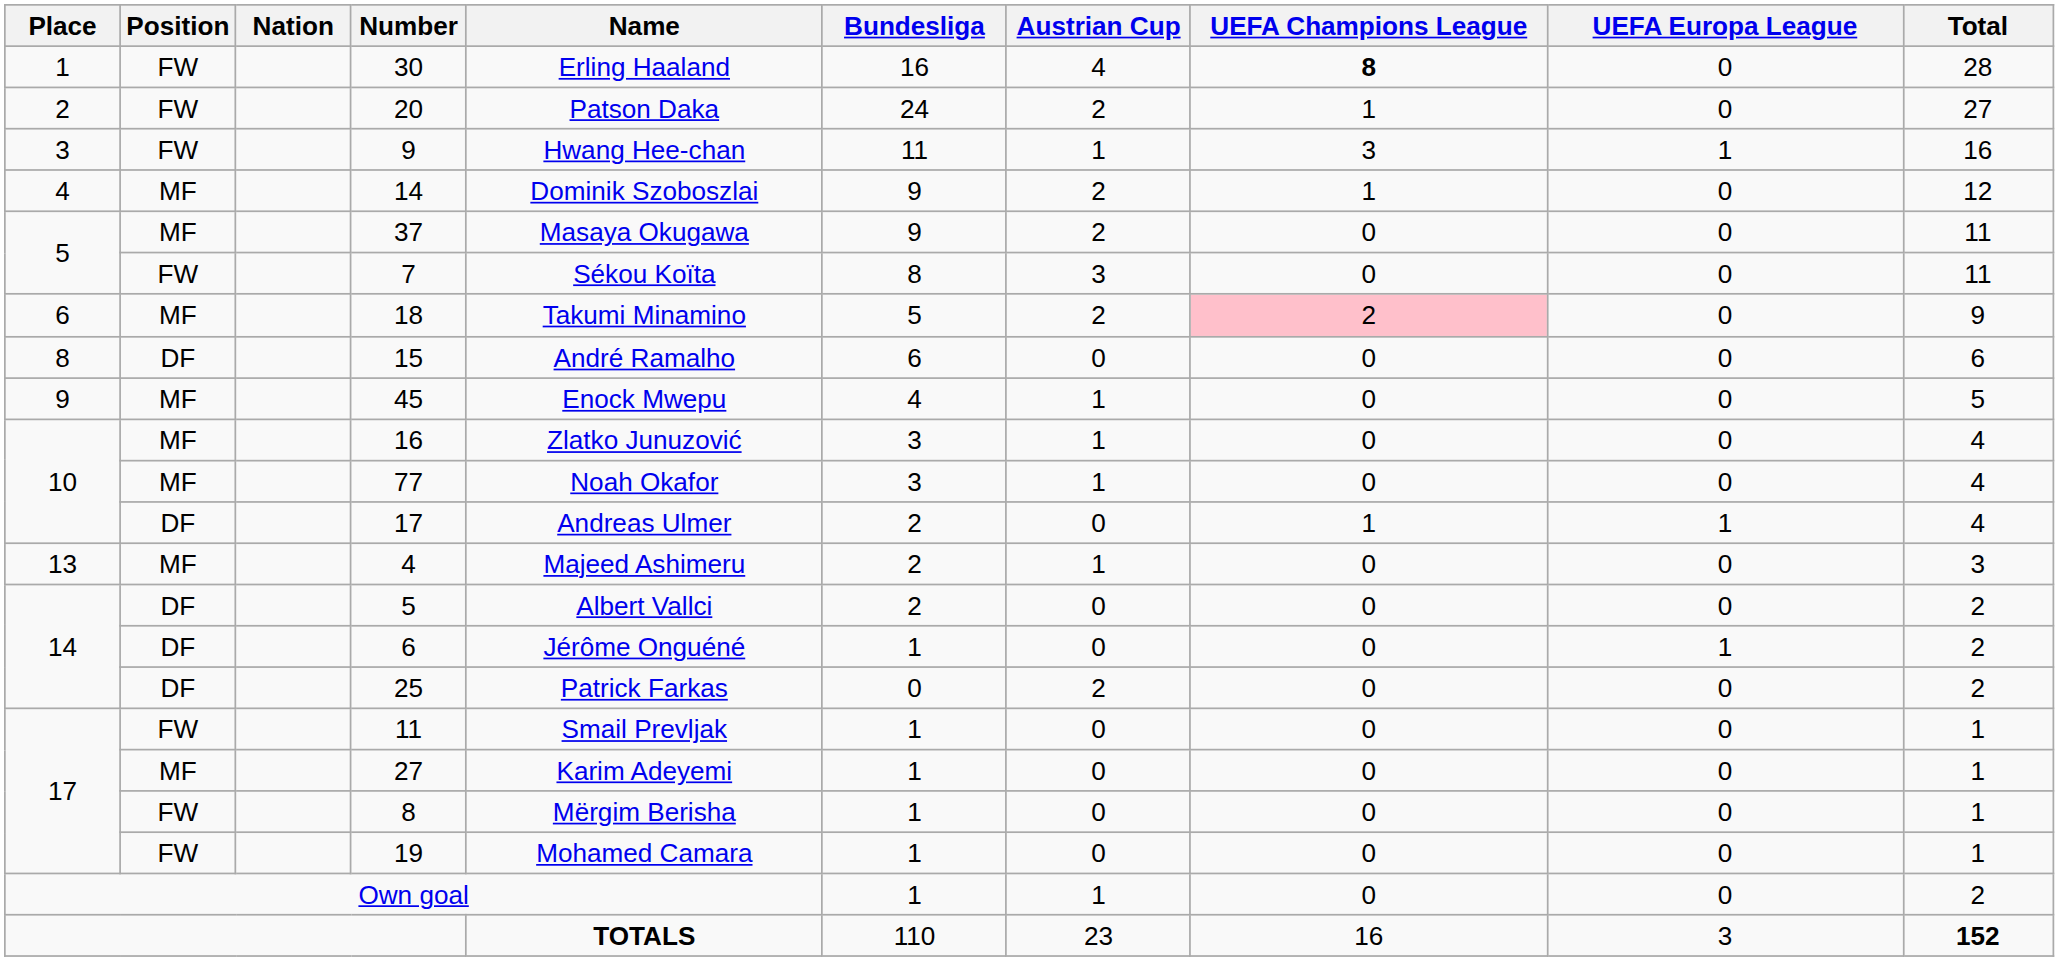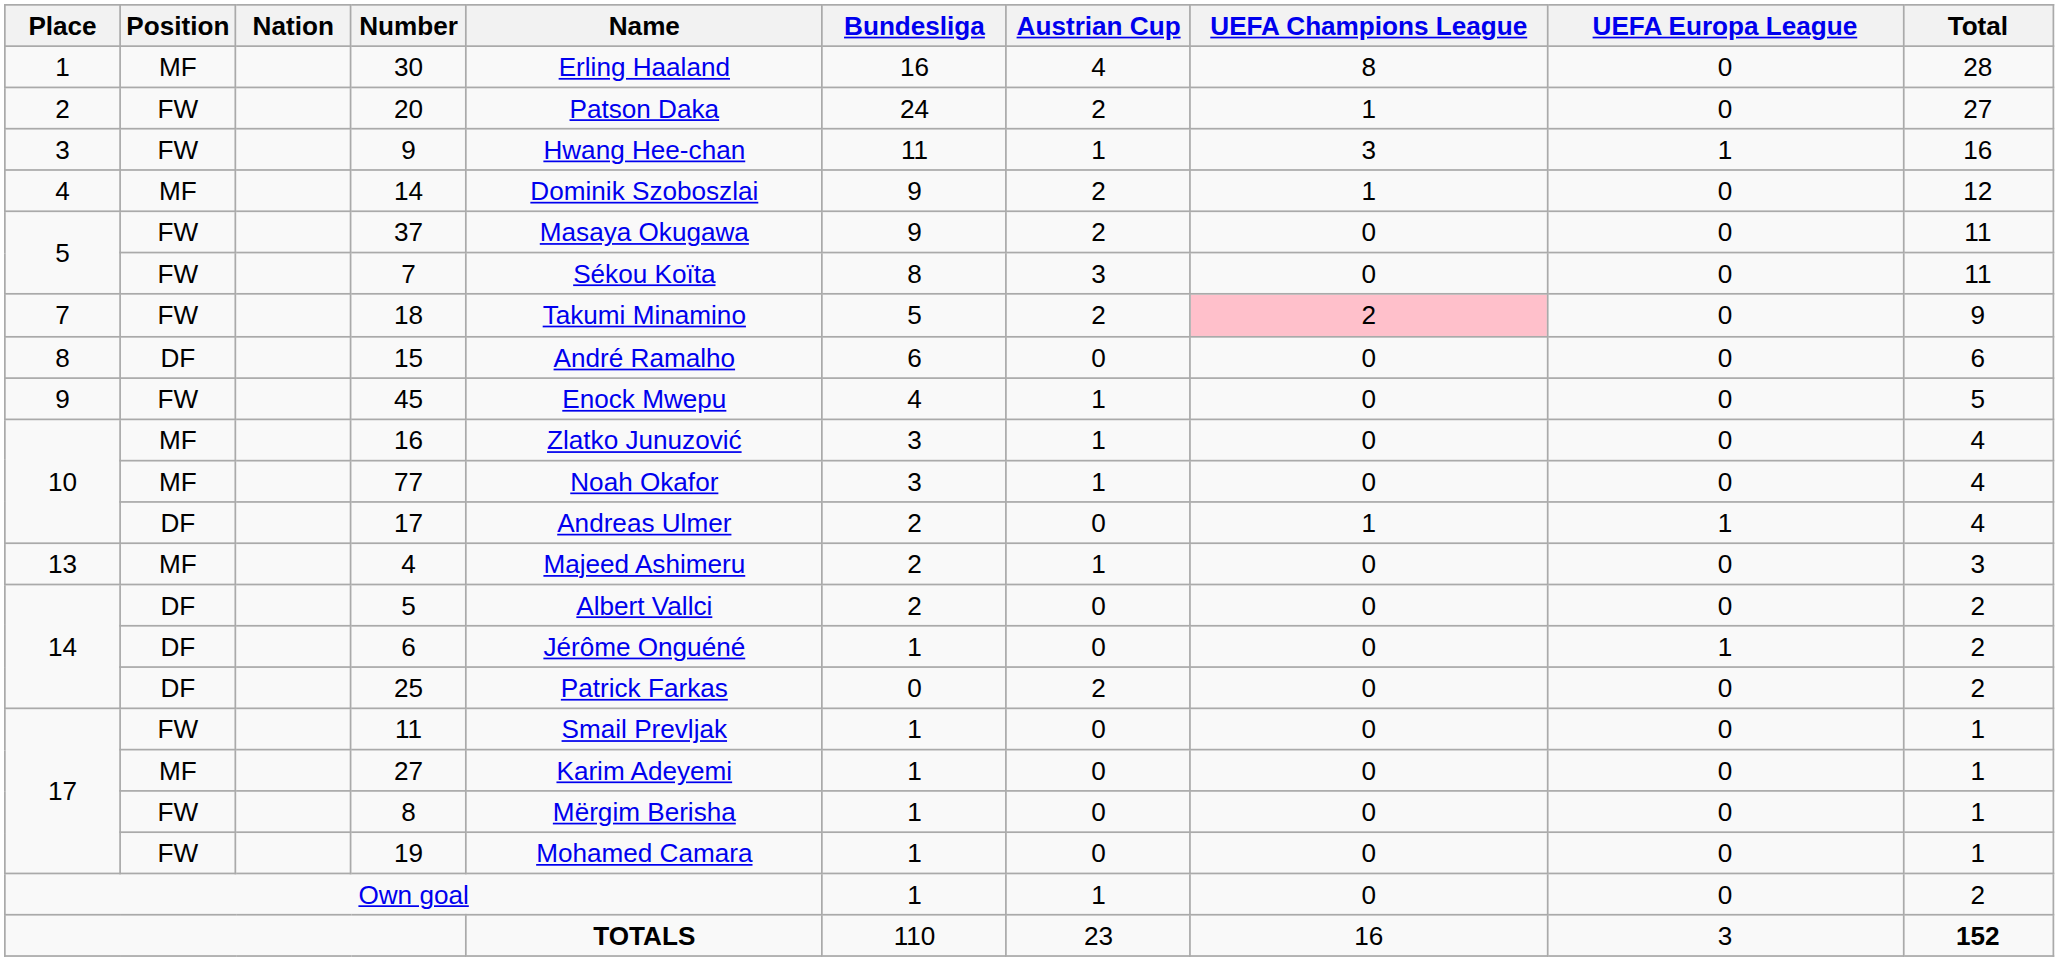(178, 67) FW -> (178, 67) MF
(1369, 67) bold -> (1369, 67) normal
(178, 233) MF -> (178, 233) FW
(63, 315) 6 -> (63, 315) 7
(178, 315) MF -> (178, 315) FW
(178, 398) MF -> (178, 398) FW
